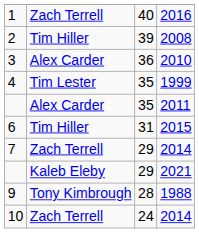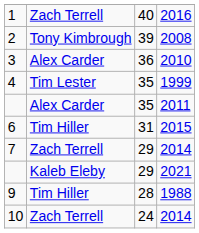(59, 37) Tim Hiller -> (81, 37) Tony Kimbrough
(81, 194) Tony Kimbrough -> (59, 194) Tim Hiller
